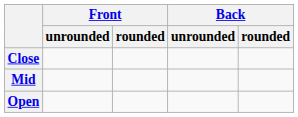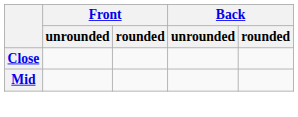- row: (23, 101)
